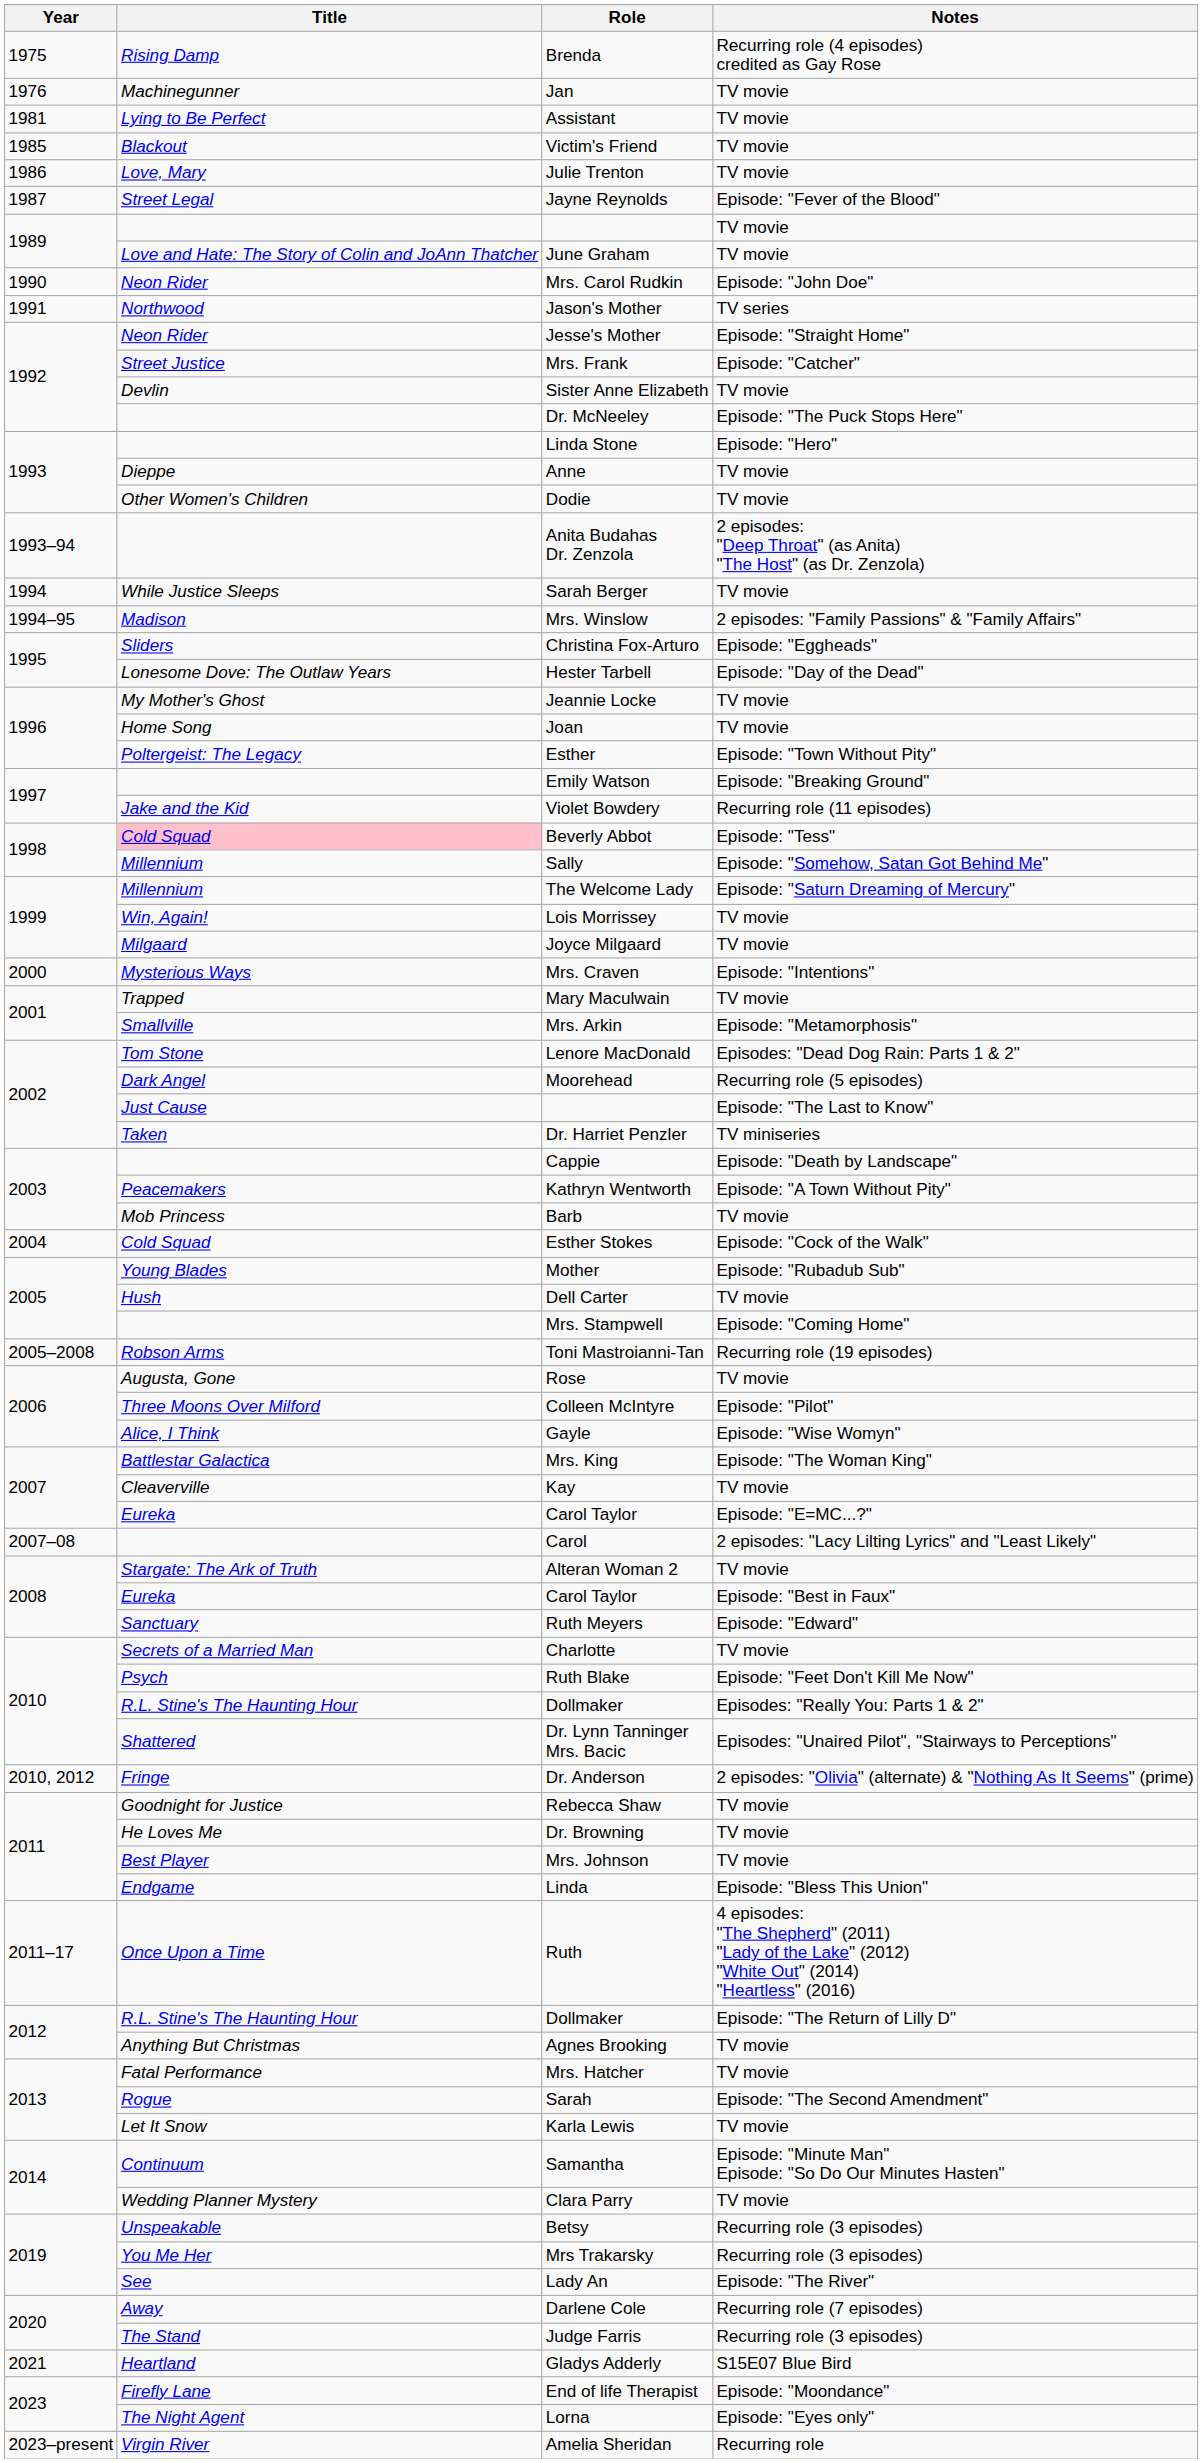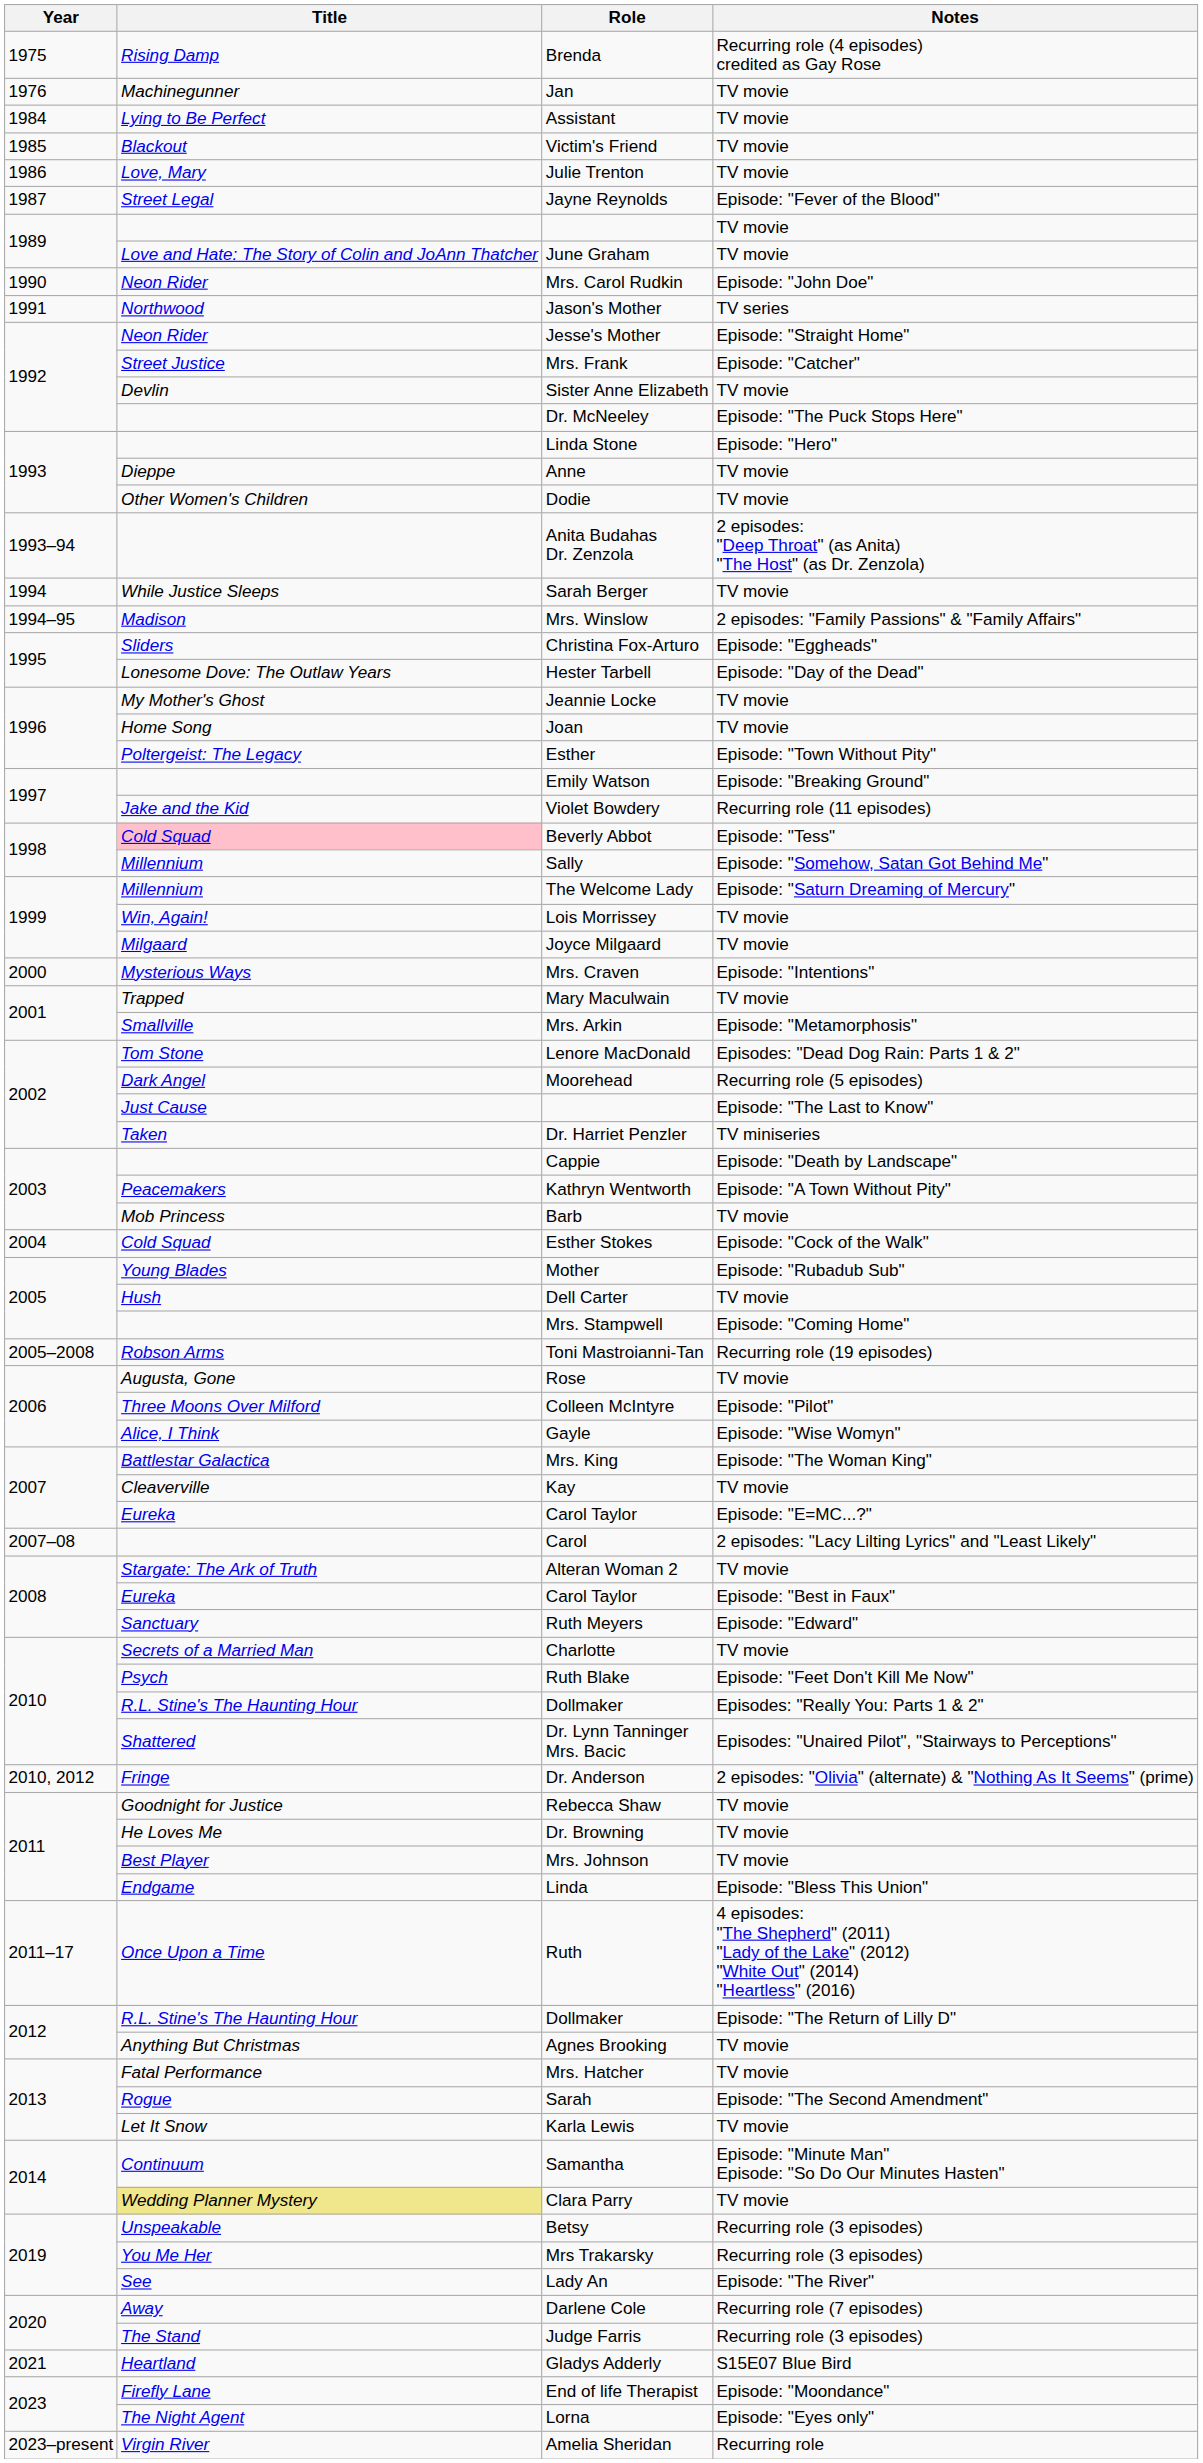(28, 118) 1981 -> (28, 118) 1984
(219, 2200) no background -> (219, 2200) khaki background
